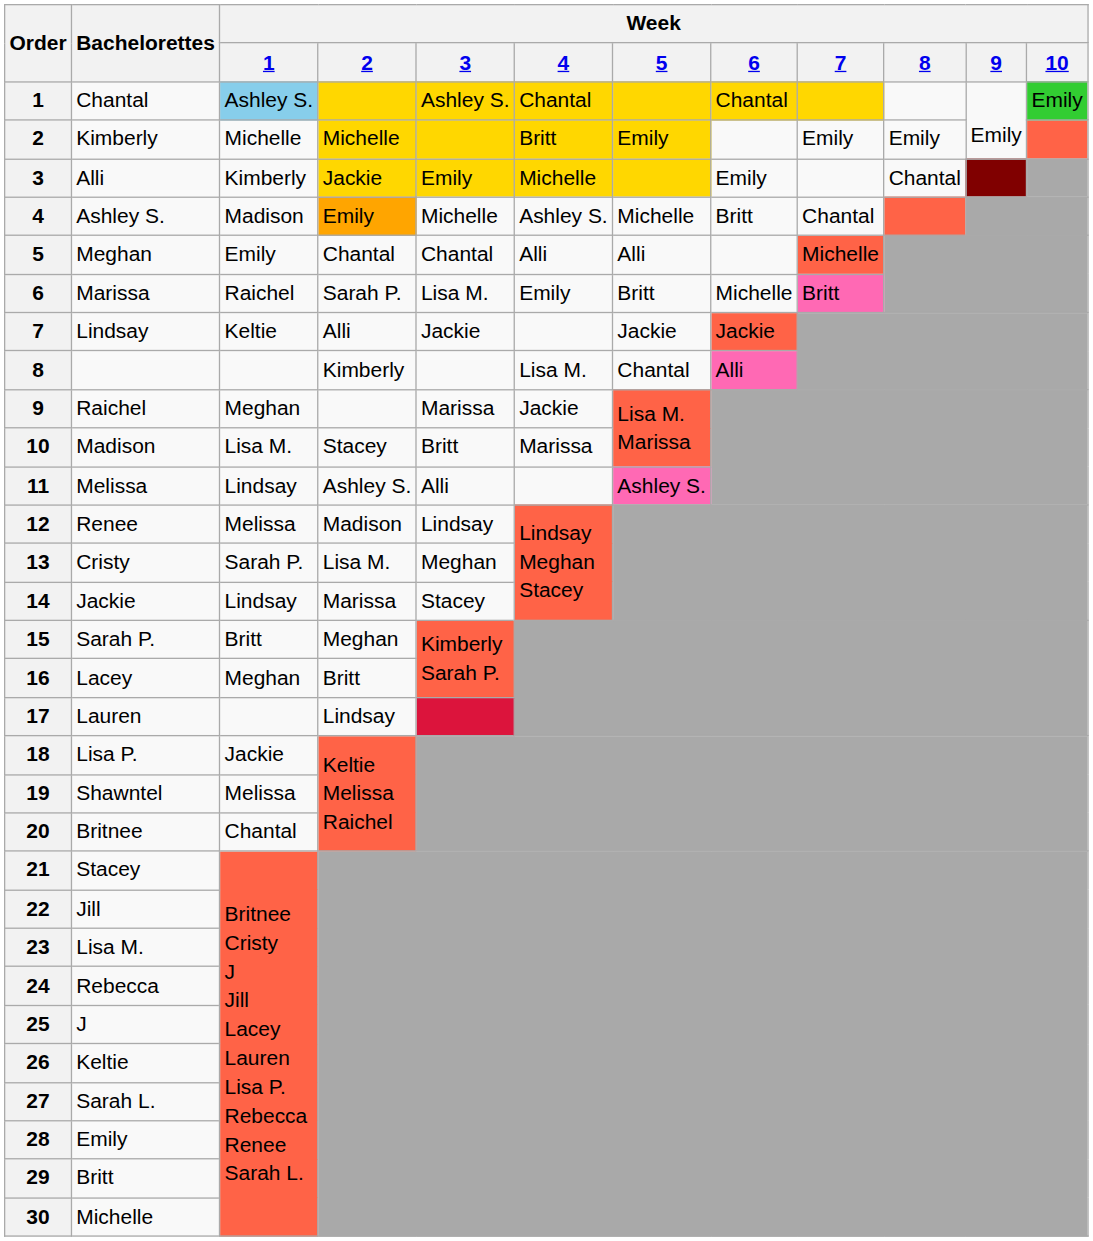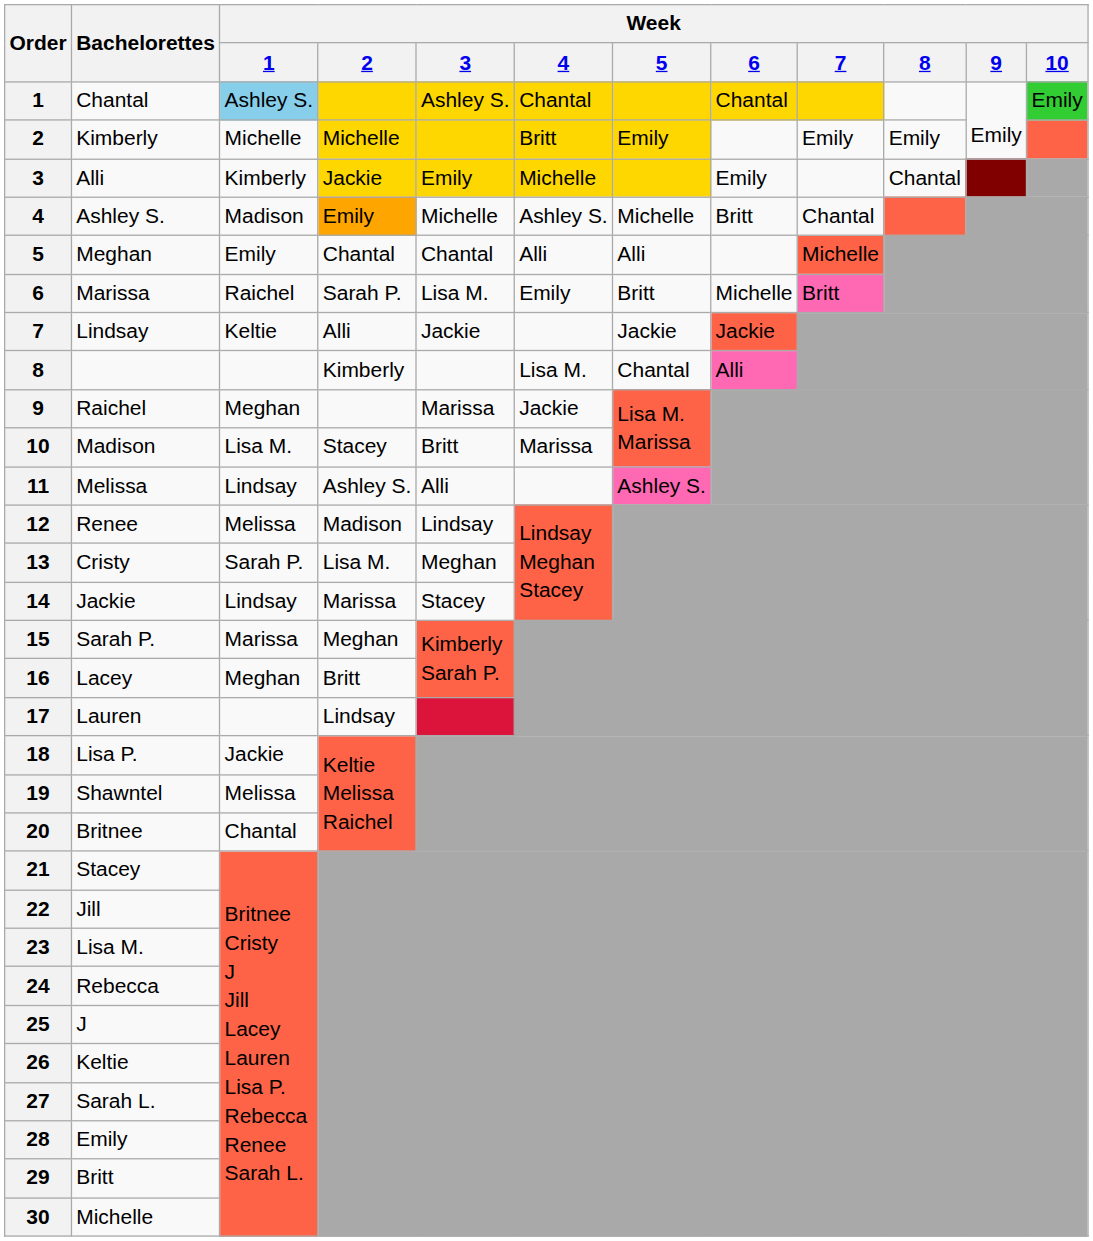(243, 639) Britt -> (261, 639) Marissa
